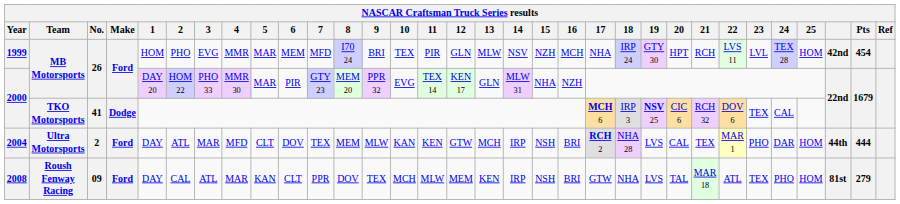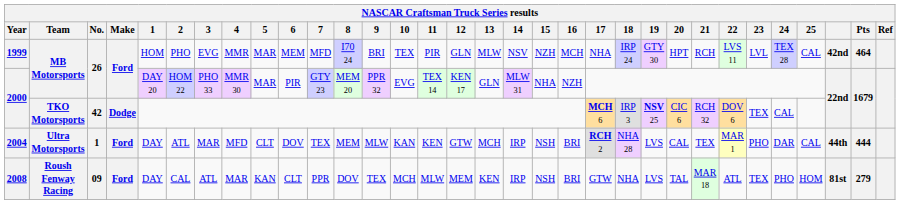(811, 53) HOM -> (811, 53) CAL
(863, 53) 454 -> (863, 53) 464
(97, 113) 41 -> (97, 113) 42
(97, 142) 2 -> (97, 142) 1
(811, 142) HOM -> (811, 142) CAL
